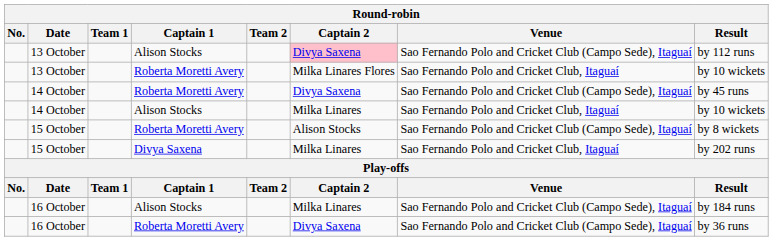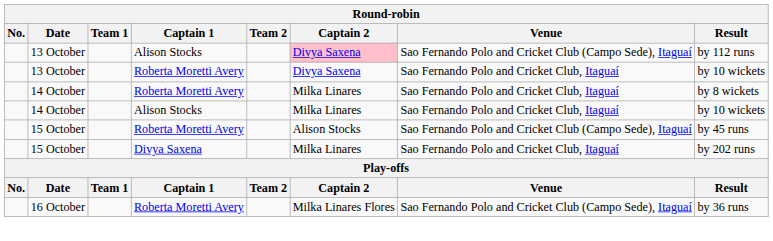(344, 71) Milka Linares Flores -> (327, 71) Divya Saxena
(327, 91) Divya Saxena -> (327, 91) Milka Linares
(546, 91) Sao Fernando Polo and Cricket Club (Campo Sede), Itaguaí -> (510, 91) Sao Fernando Polo and Cricket Club, Itaguaí
(723, 91) by 45 runs -> (728, 91) by 8 wickets
(728, 129) by 8 wickets -> (723, 129) by 45 runs
- row: (58, 206)
(327, 226) Divya Saxena -> (344, 206) Milka Linares Flores
